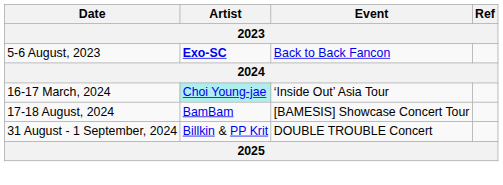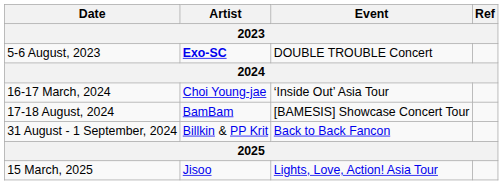(332, 53) Back to Back Fancon -> (353, 53) DOUBLE TROUBLE Concert
(225, 92) paleturquoise background -> (225, 92) no background
(353, 131) DOUBLE TROUBLE Concert -> (332, 131) Back to Back Fancon
+ row: (50, 170)
